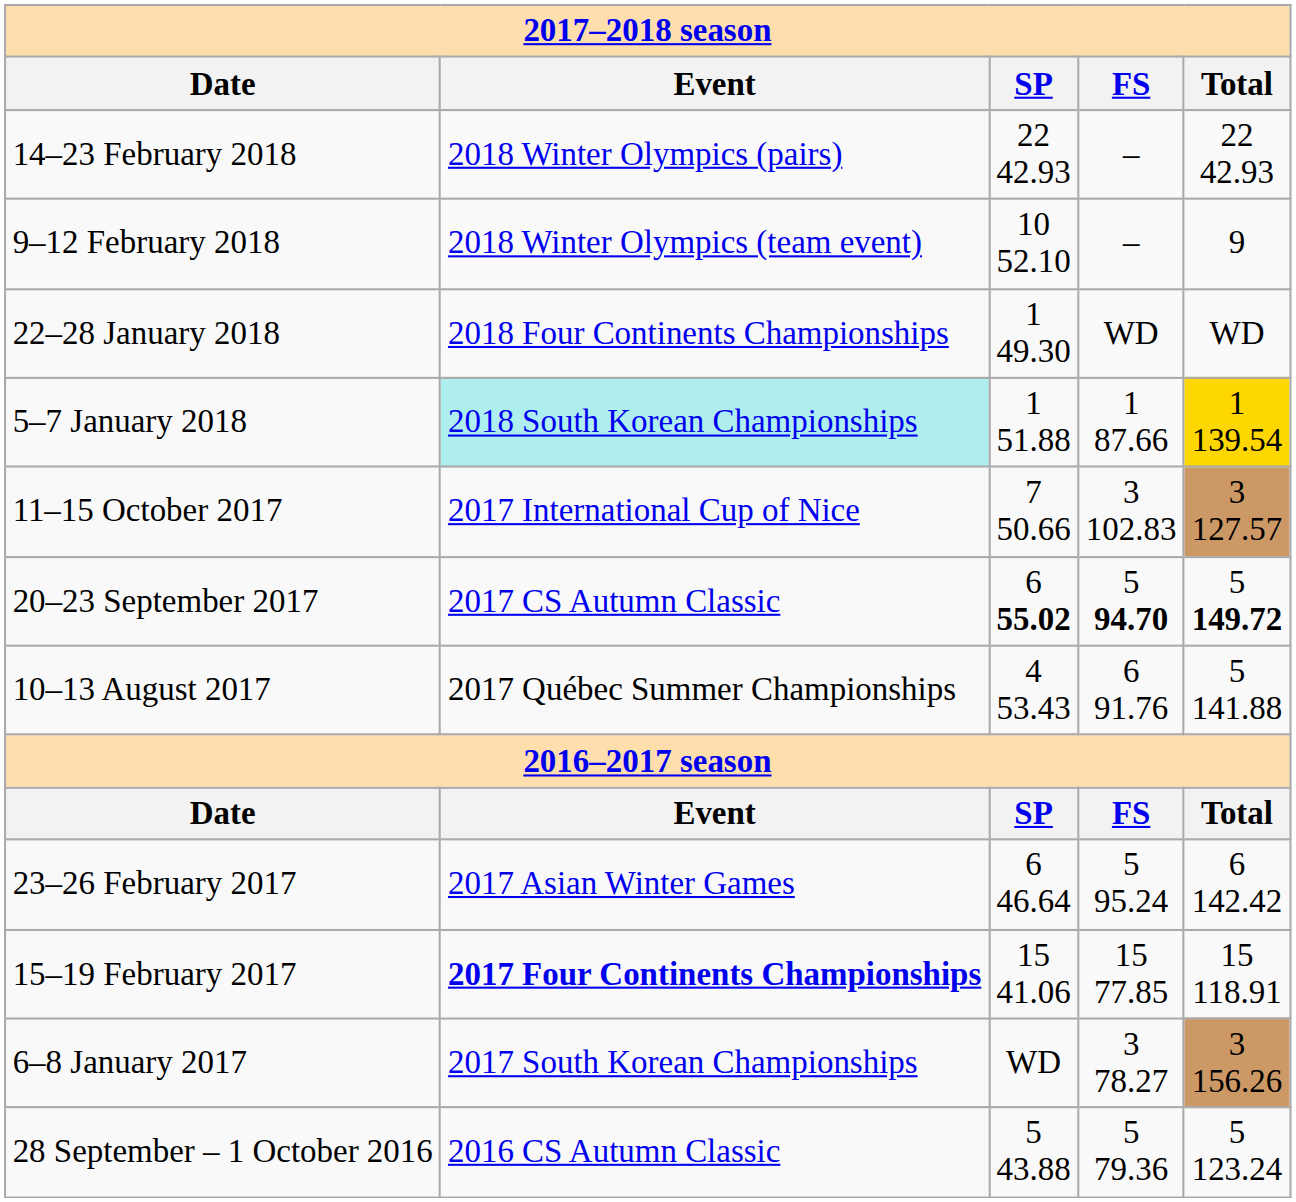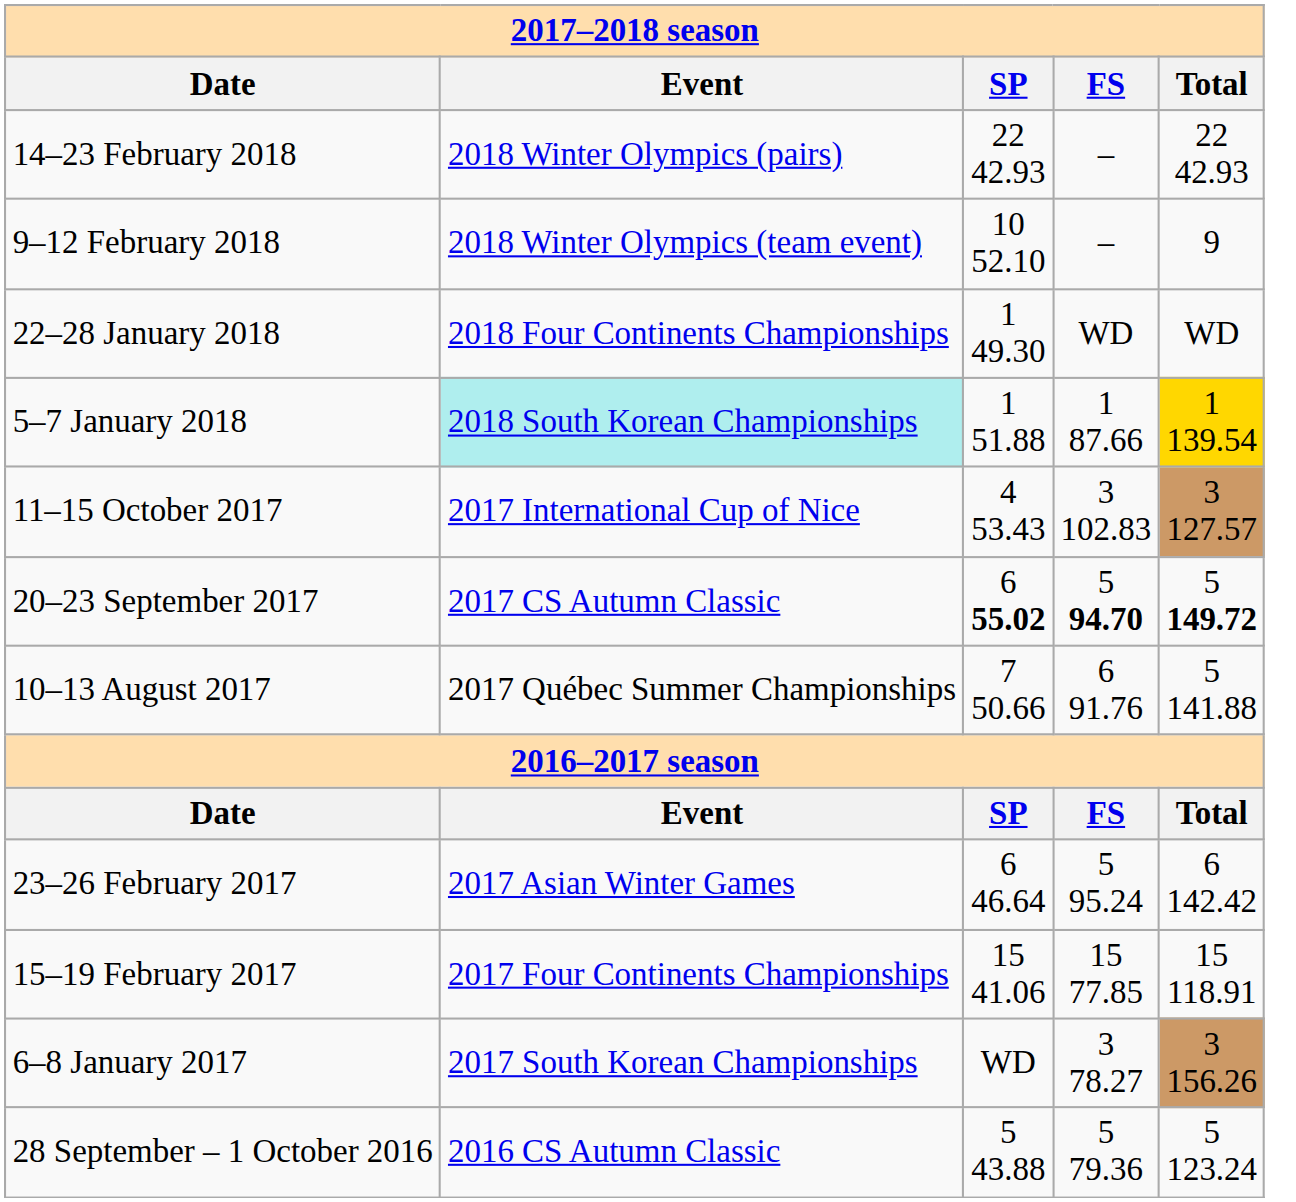(1034, 511) 7 50.66 -> (1008, 511) 4 53.43
(1034, 689) 4 53.43 -> (1008, 689) 7 50.66
(715, 973) bold -> (698, 973) normal
